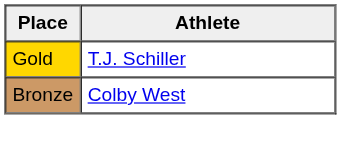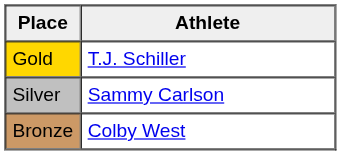+ row: (36, 95)
